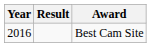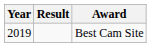(19, 33) 2016 -> (19, 33) 2019
